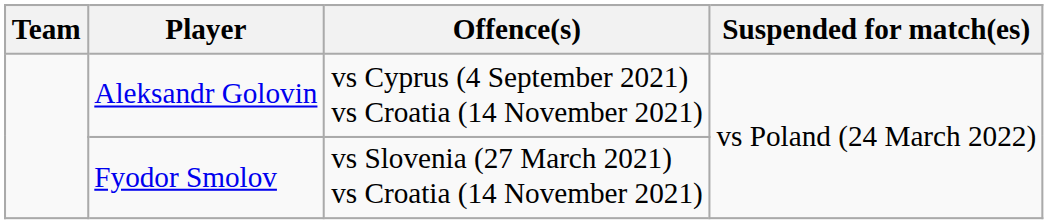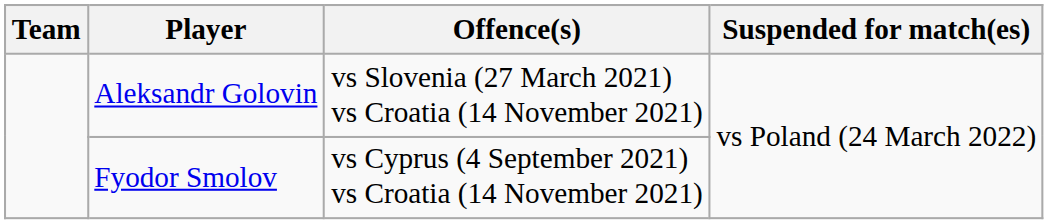(517, 94) vs Cyprus (4 September 2021) vs Croatia (14 November 2021) -> (517, 94) vs Slovenia (27 March 2021) vs Croatia (14 November 2021)
(517, 177) vs Slovenia (27 March 2021) vs Croatia (14 November 2021) -> (517, 177) vs Cyprus (4 September 2021) vs Croatia (14 November 2021)
